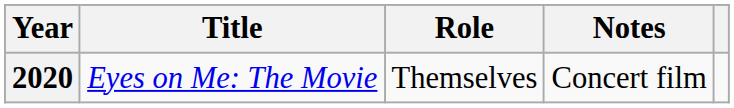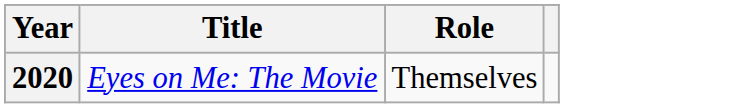- column: (629, 28)
